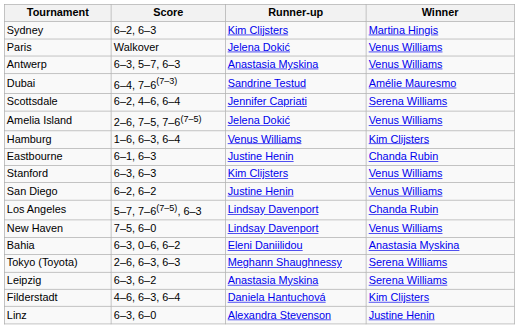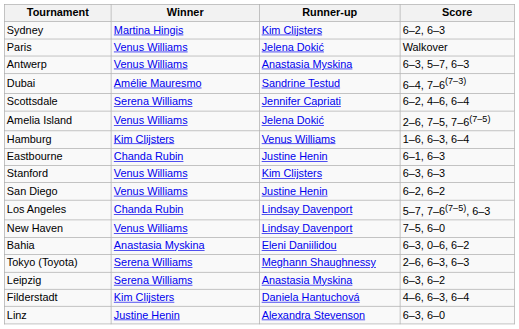columns swapped: (440, 13) <-> (168, 13)
